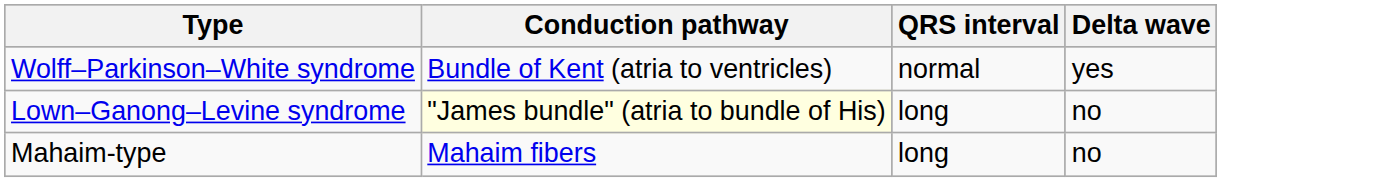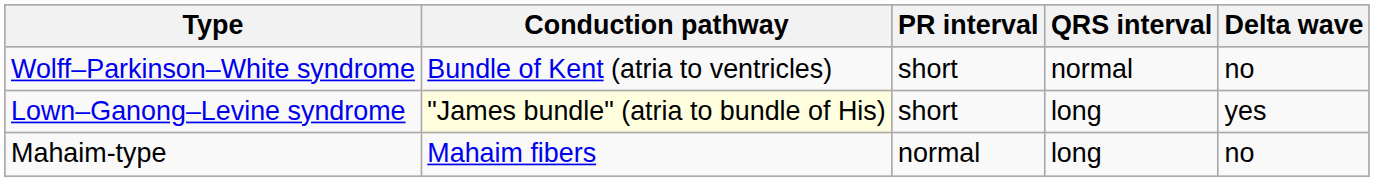+ column: (968, 25)
(1093, 68) yes -> (1240, 68) no
(1087, 111) no -> (1246, 111) yes
